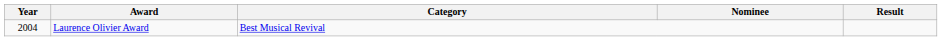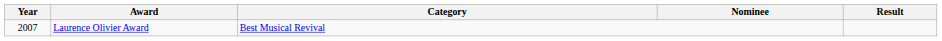(28, 28) 2004 -> (28, 28) 2007
